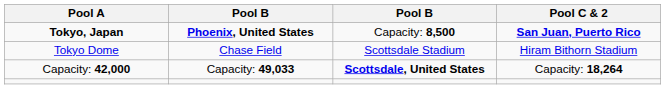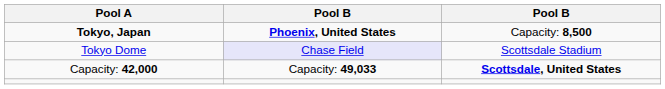- column: (579, 13)
(250, 50) no background -> (332, 50) lavender background
